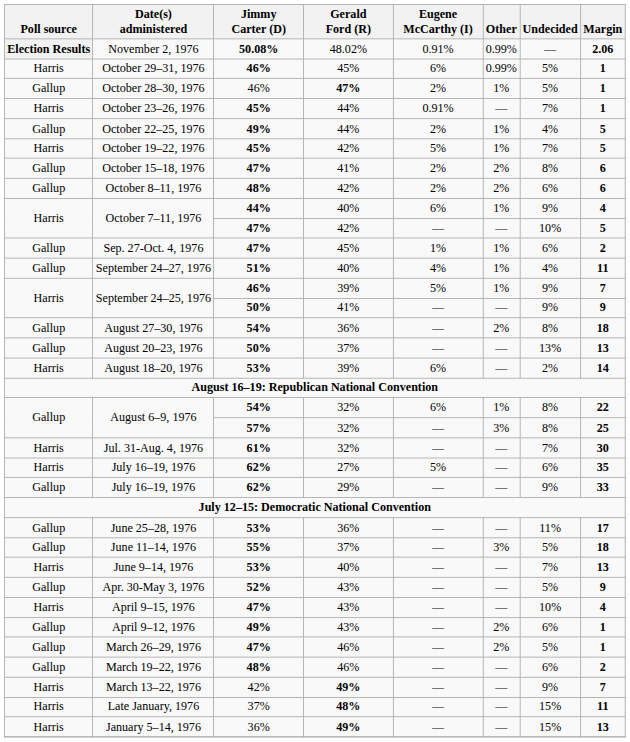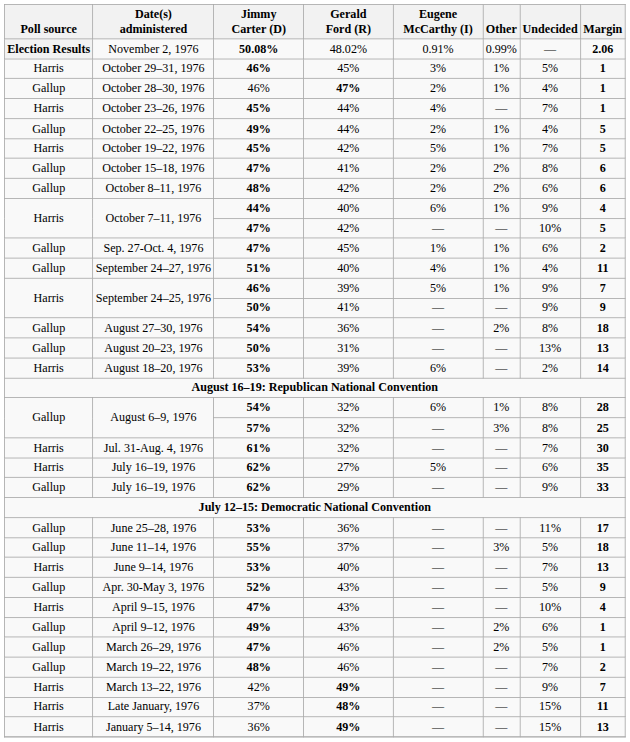(438, 69) 6% -> (438, 69) 3%
(501, 69) 0.99% -> (501, 69) 1%
(550, 88) 5% -> (550, 88) 4%
(438, 108) 0.91% -> (438, 108) 4%
(348, 348) 37% -> (348, 348) 31%
(603, 408) 22 -> (603, 408) 28
(550, 667) 6% -> (550, 667) 7%
